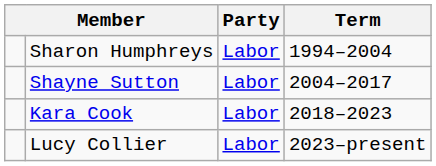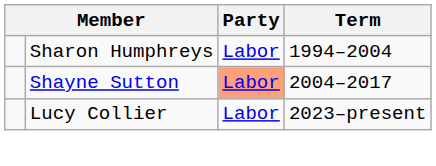(251, 83) no background -> (251, 83) lightsalmon background
- row: (81, 114)
